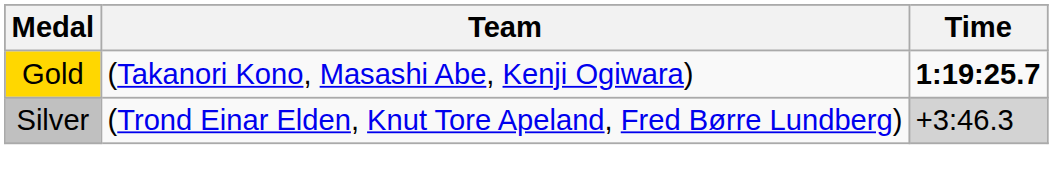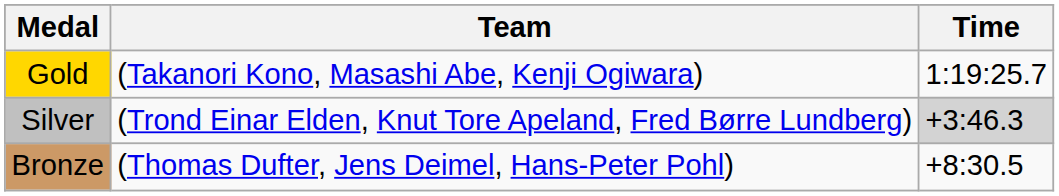(978, 73) bold -> (986, 73) normal
+ row: (58, 166)
